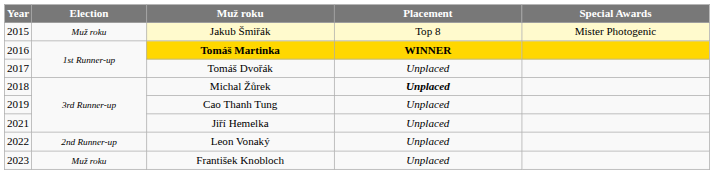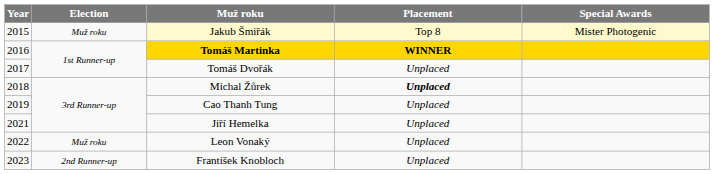(89, 142) 2nd Runner-up -> (89, 142) Muž roku
(89, 161) Muž roku -> (89, 161) 2nd Runner-up
